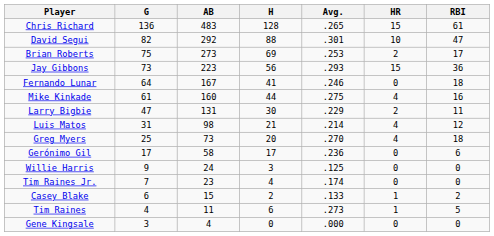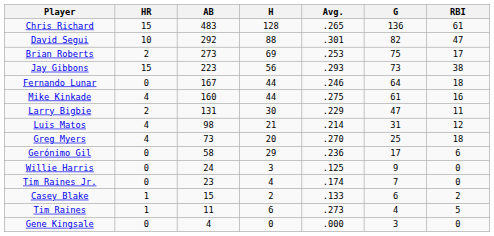columns swapped: (146, 11) <-> (396, 11)
(458, 68) 36 -> (458, 68) 38
(271, 82) 41 -> (271, 82) 44
(271, 153) 17 -> (271, 153) 29
